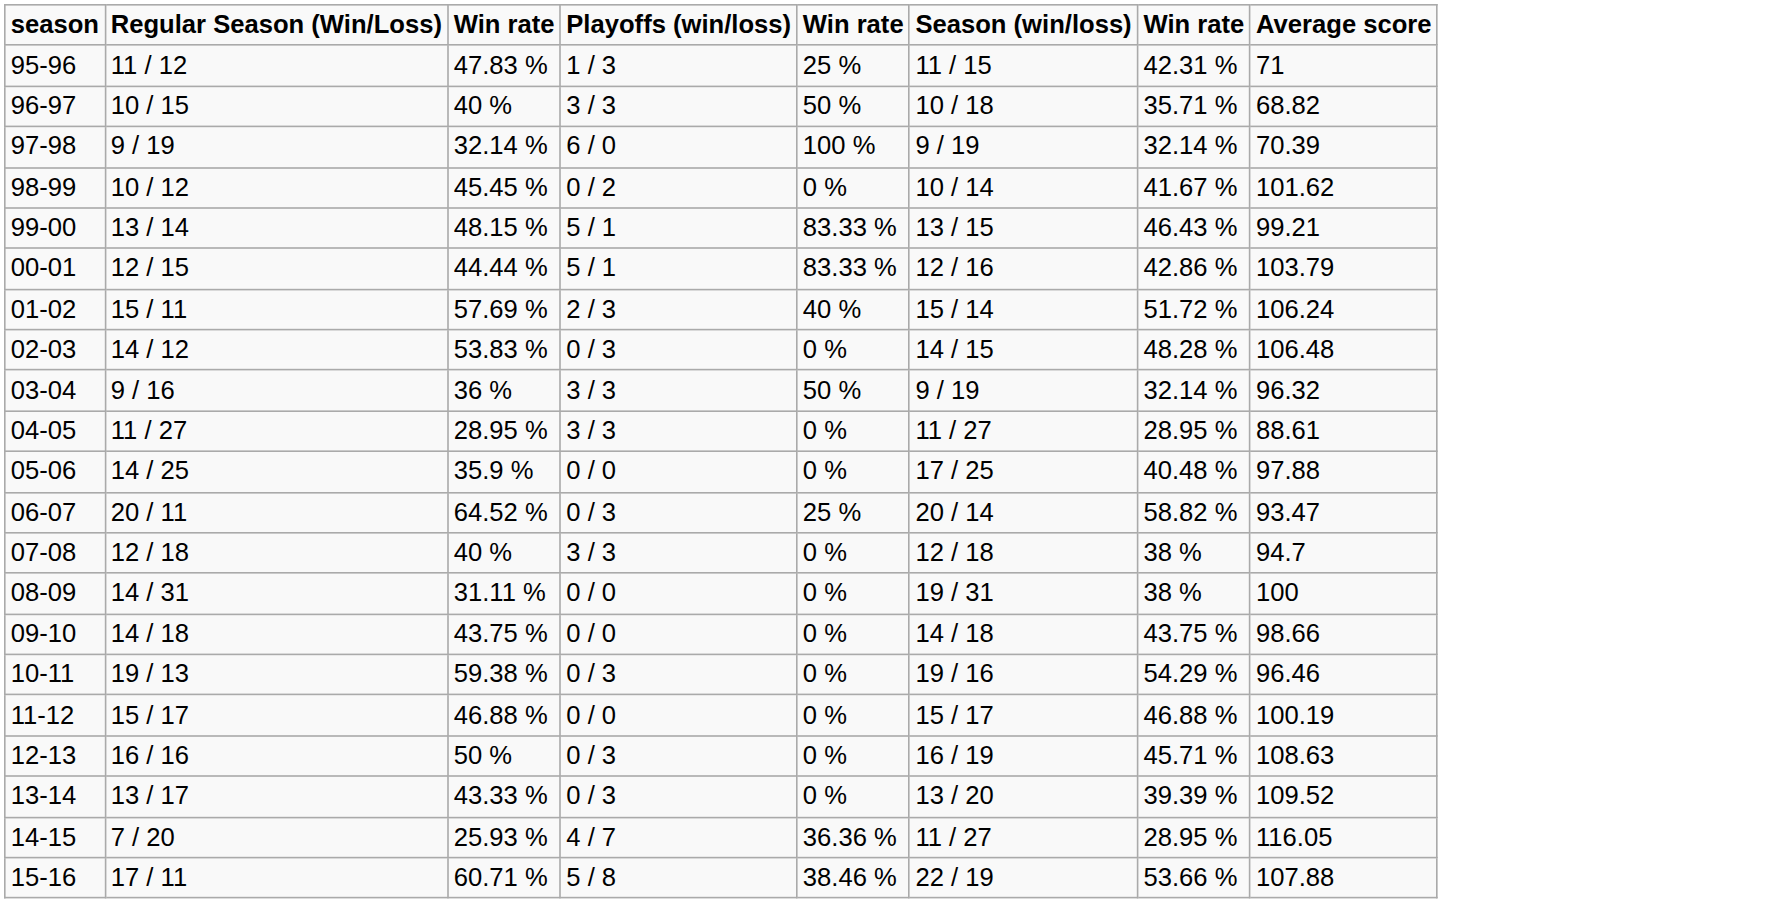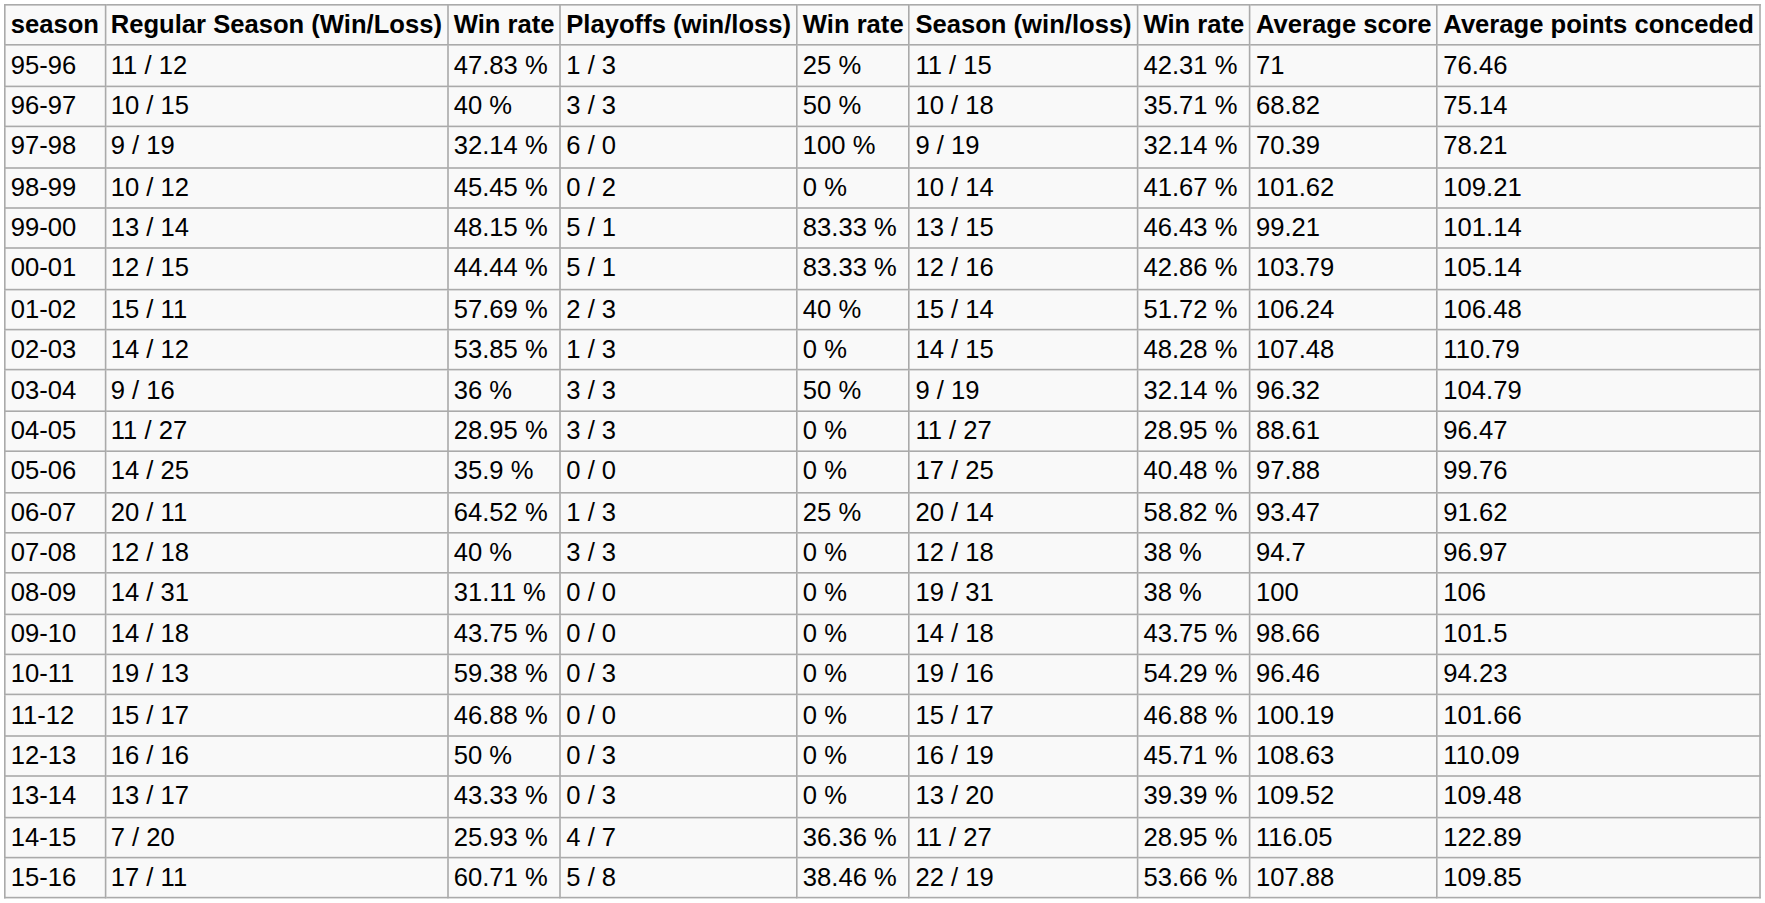+ column: (1599, 24)
(501, 349) 53.83 % -> (501, 349) 53.85 %
(591, 349) 0 / 3 -> (591, 349) 1 / 3
(1295, 349) 106.48 -> (1295, 349) 107.48
(591, 512) 0 / 3 -> (591, 512) 1 / 3
